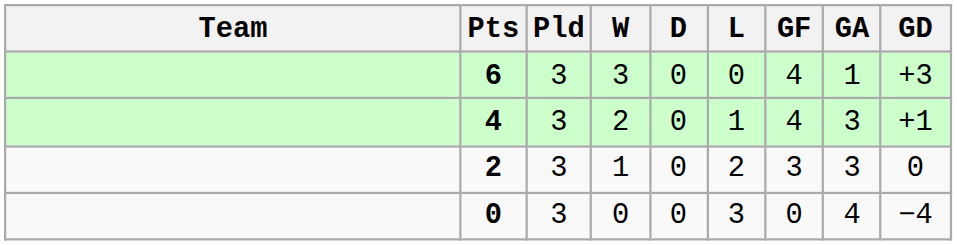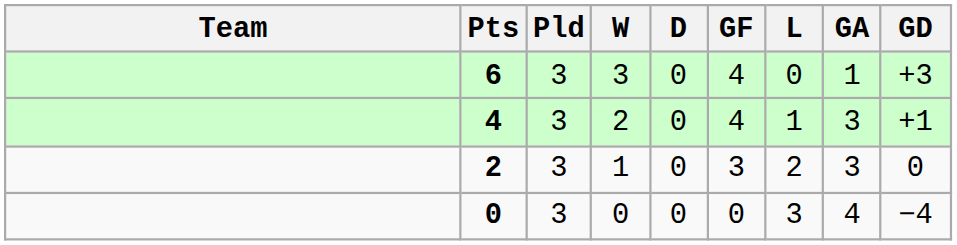columns swapped: (736, 29) <-> (794, 29)
